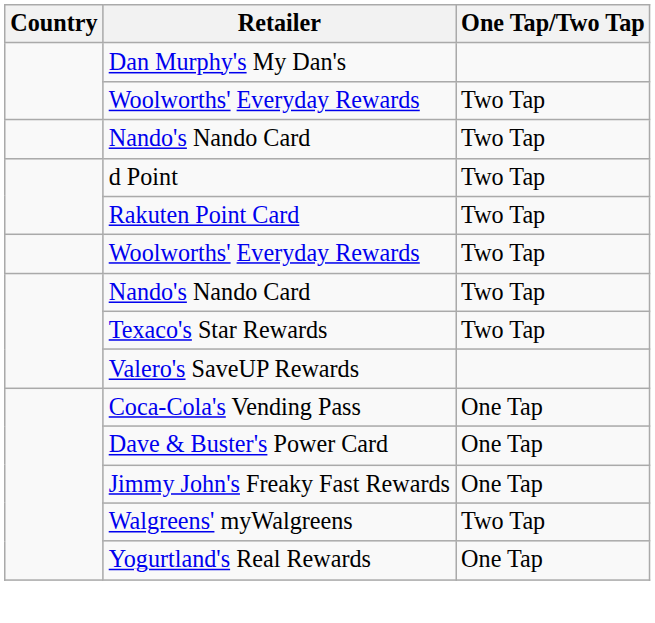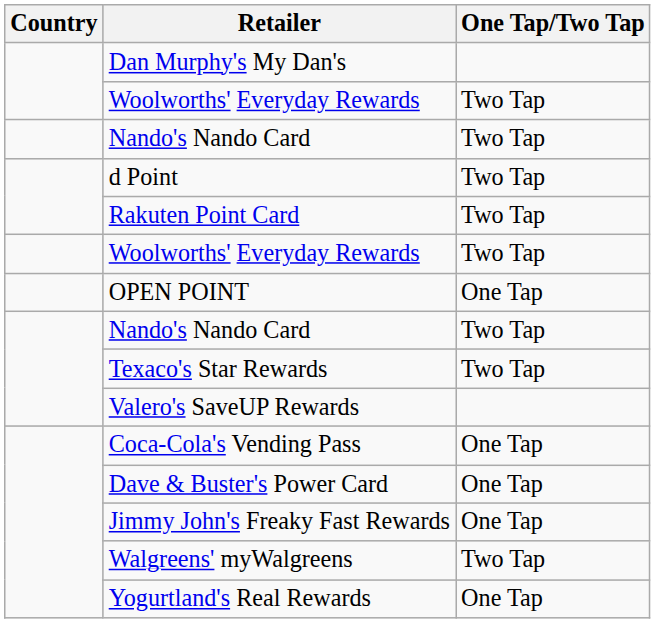+ row: (179, 291)
